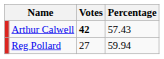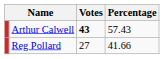(84, 29) 42 -> (84, 29) 43
(119, 45) 59.94 -> (119, 45) 41.66
